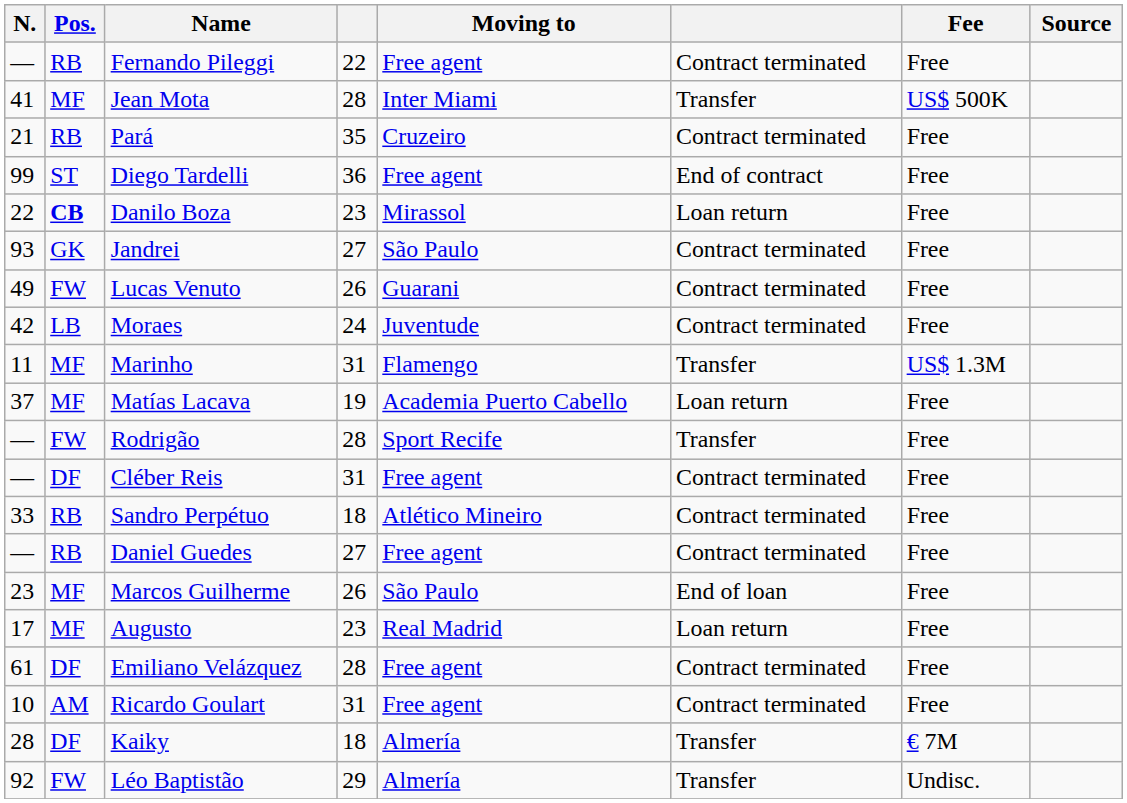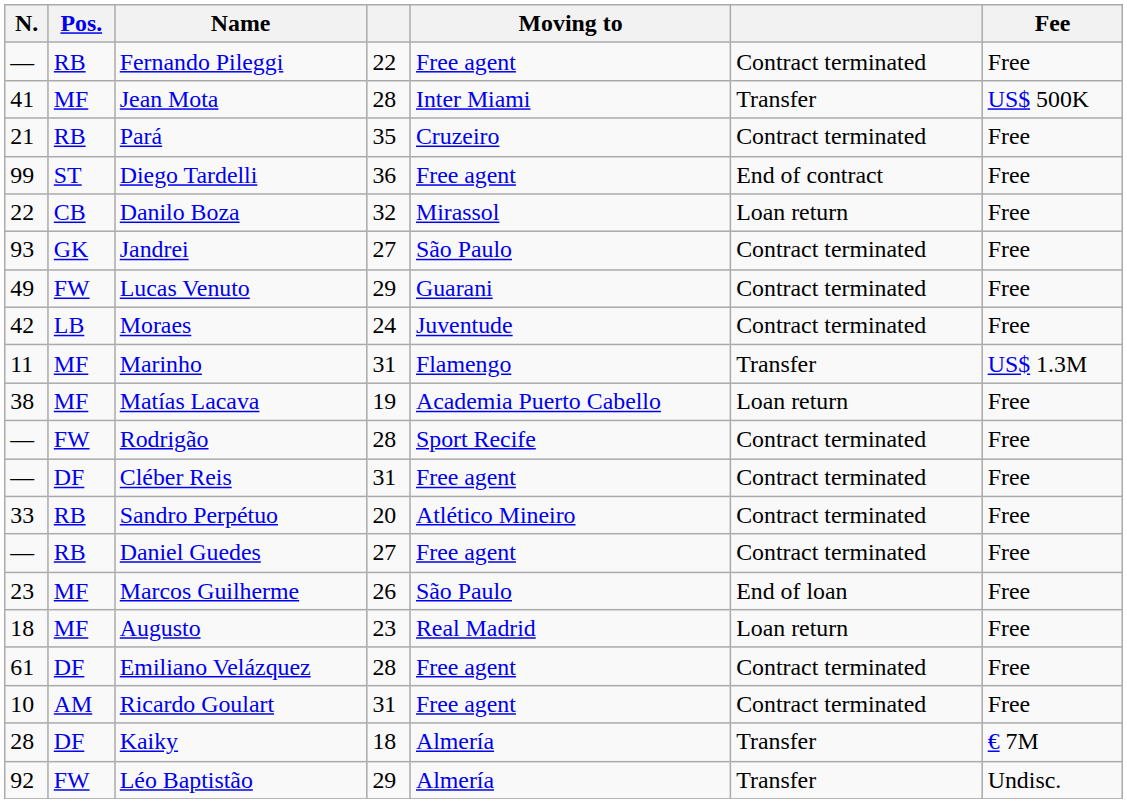- column: (1076, 23)
(67, 212) bold -> (70, 212) normal
(354, 212) 23 -> (384, 212) 32
(354, 288) 26 -> (384, 288) 29
(22, 401) 37 -> (22, 401) 38
(716, 439) Transfer -> (831, 439) Contract terminated
(354, 514) 18 -> (384, 514) 20
(22, 628) 17 -> (22, 628) 18
